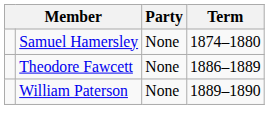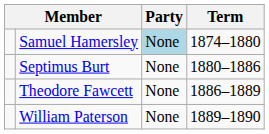(162, 41) no background -> (162, 41) lightblue background
+ row: (64, 66)
